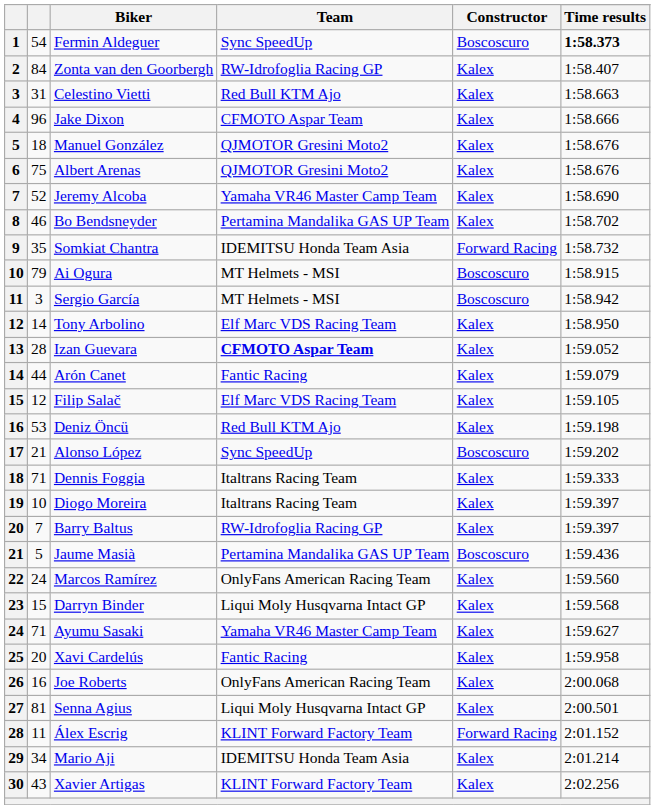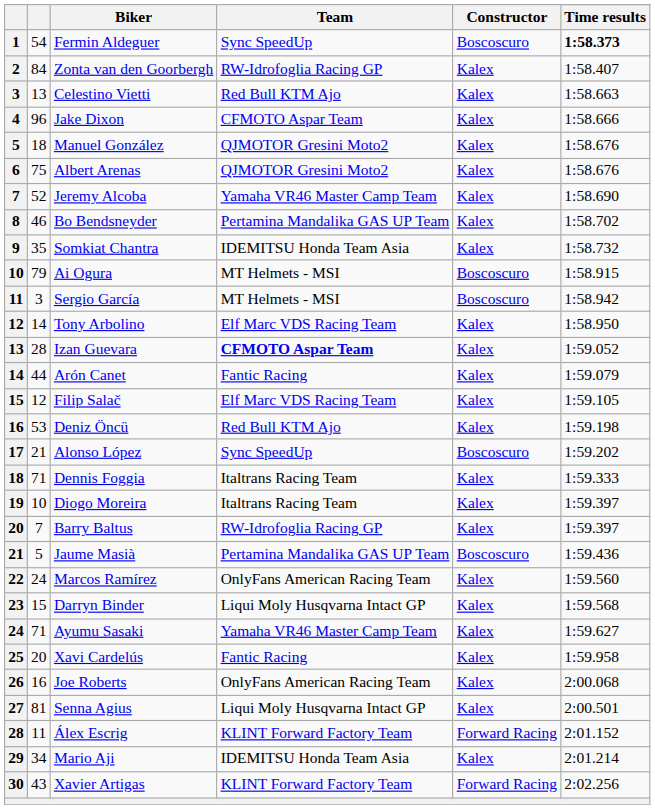(39, 93) 31 -> (39, 93) 13
(507, 247) Forward Racing -> (475, 247) Kalex
(475, 784) Kalex -> (507, 784) Forward Racing
